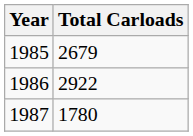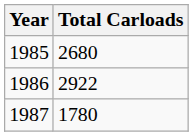(78, 51) 2679 -> (78, 51) 2680
